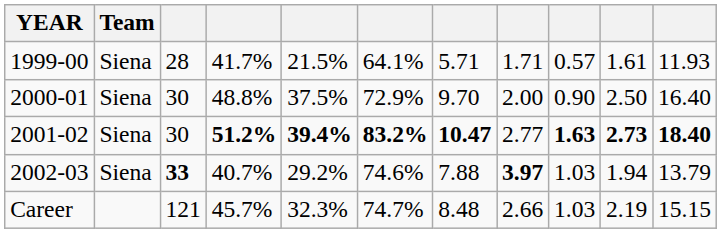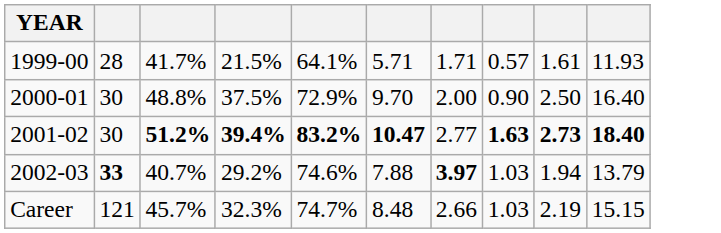- column: (127, 23)
